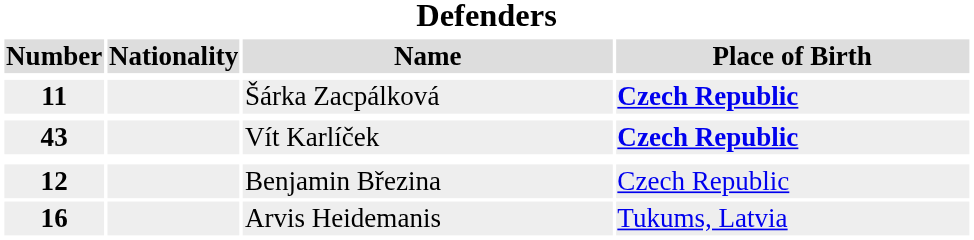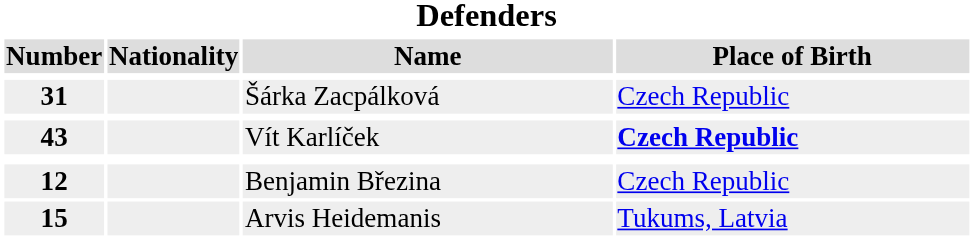(54, 96) 11 -> (54, 96) 31
(708, 96) bold -> (703, 96) normal
(54, 218) 16 -> (54, 218) 15
